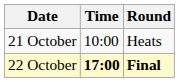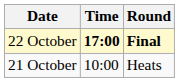rows swapped: (42, 41) <-> (42, 65)
